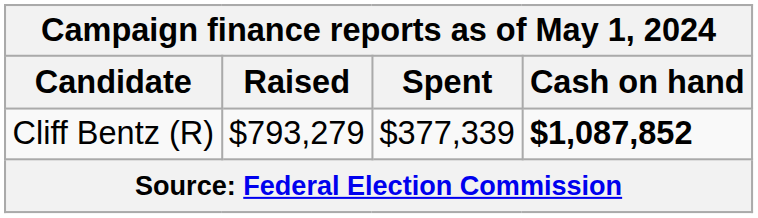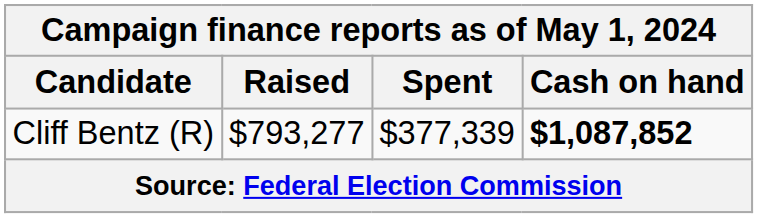(297, 133) $793,279 -> (297, 133) $793,277
